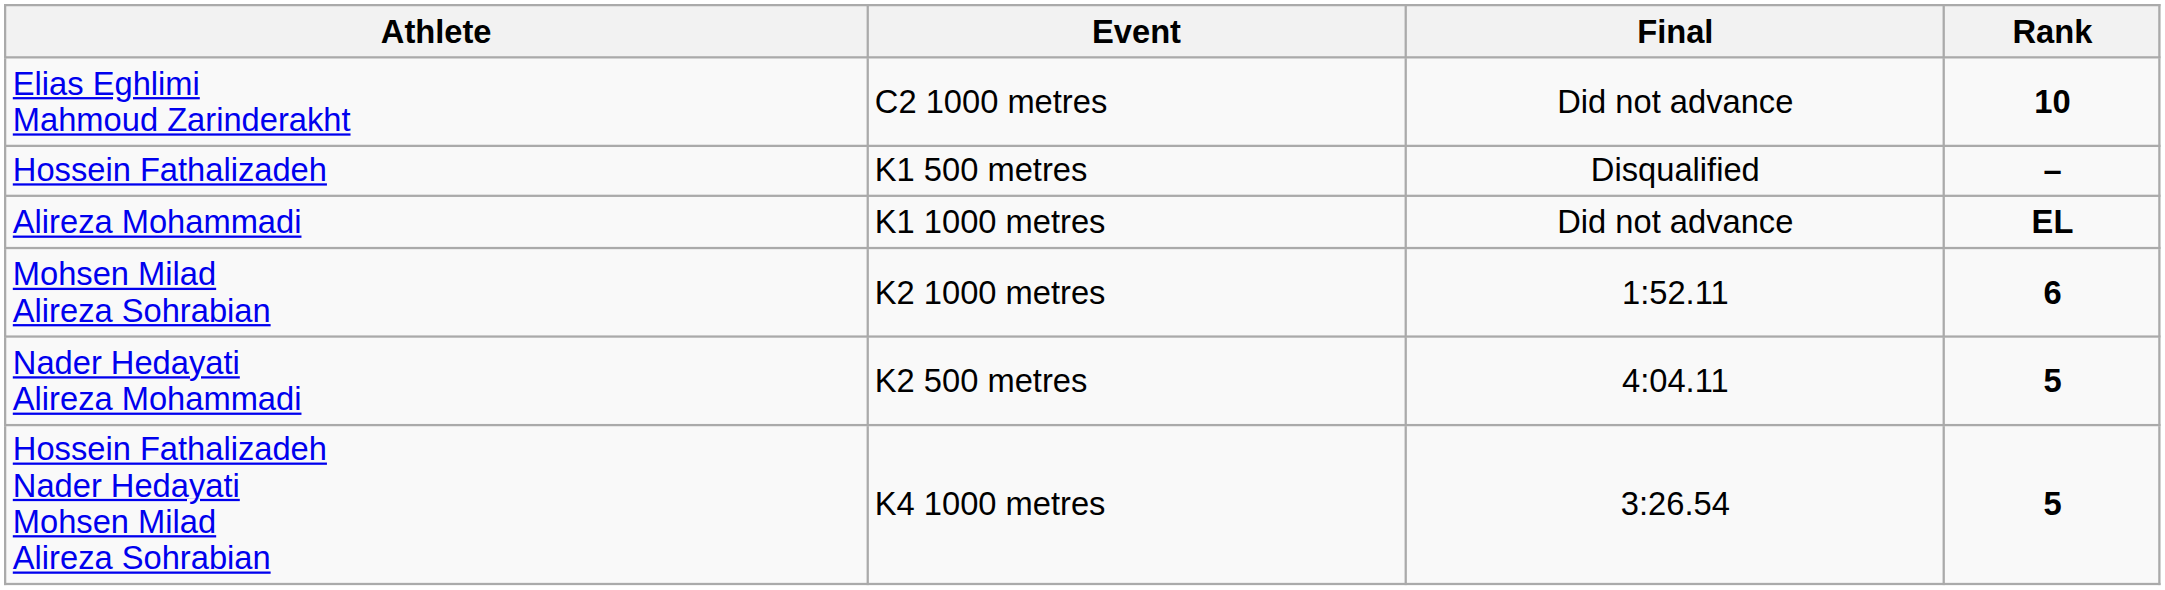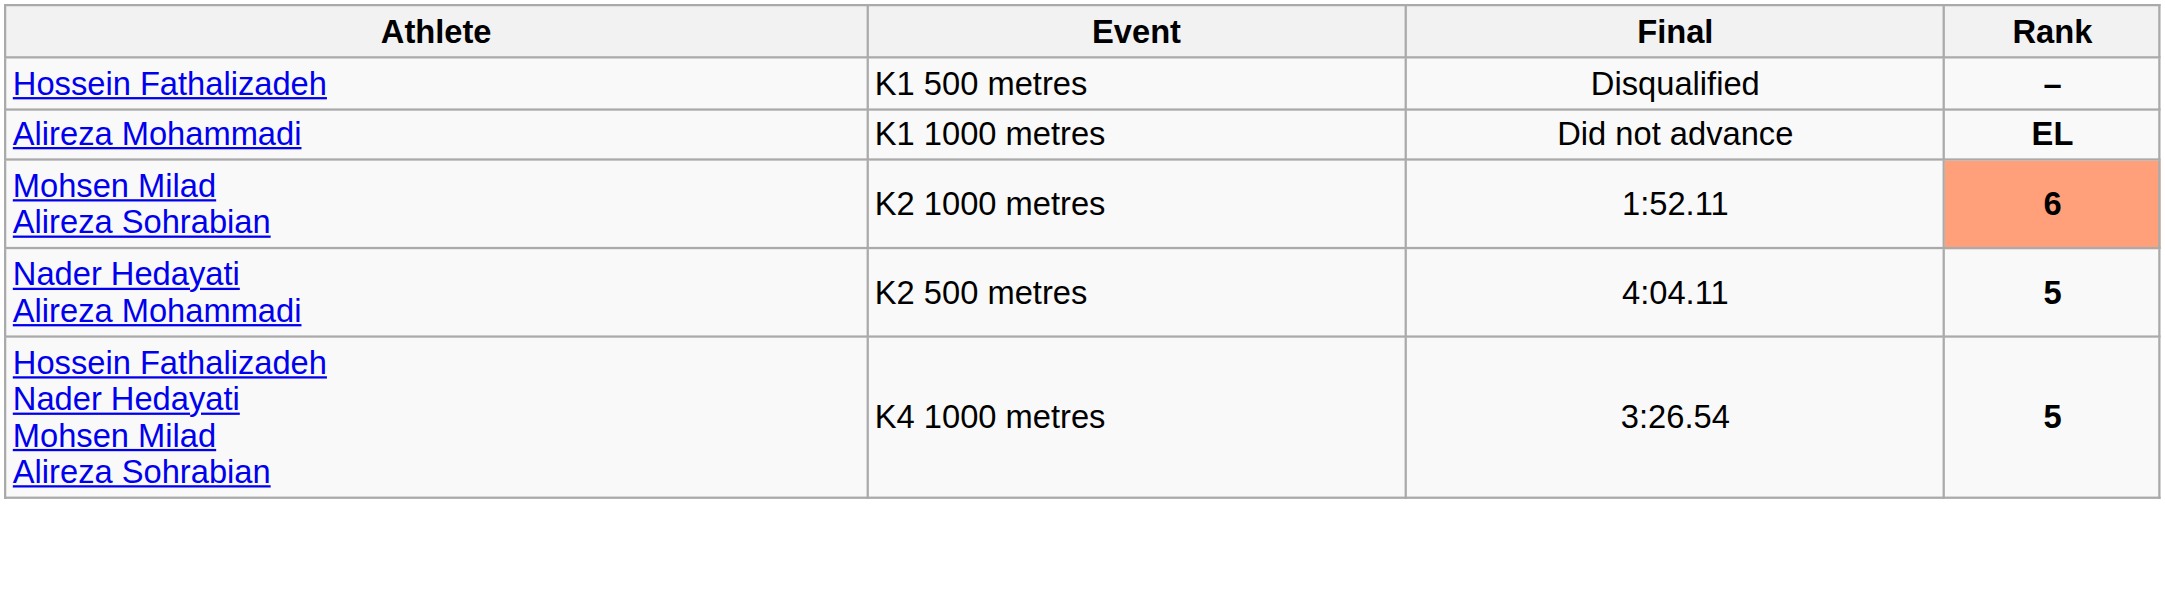- row: (182, 101)
(2052, 292) no background -> (2052, 204) lightsalmon background
